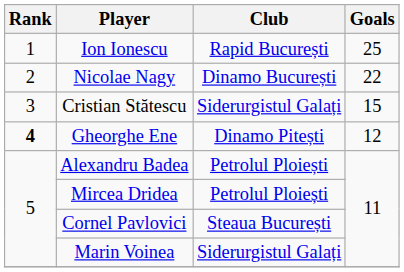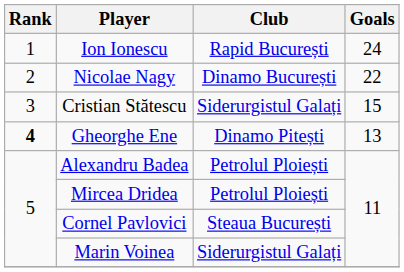(372, 48) 25 -> (372, 48) 24
(372, 135) 12 -> (372, 135) 13
